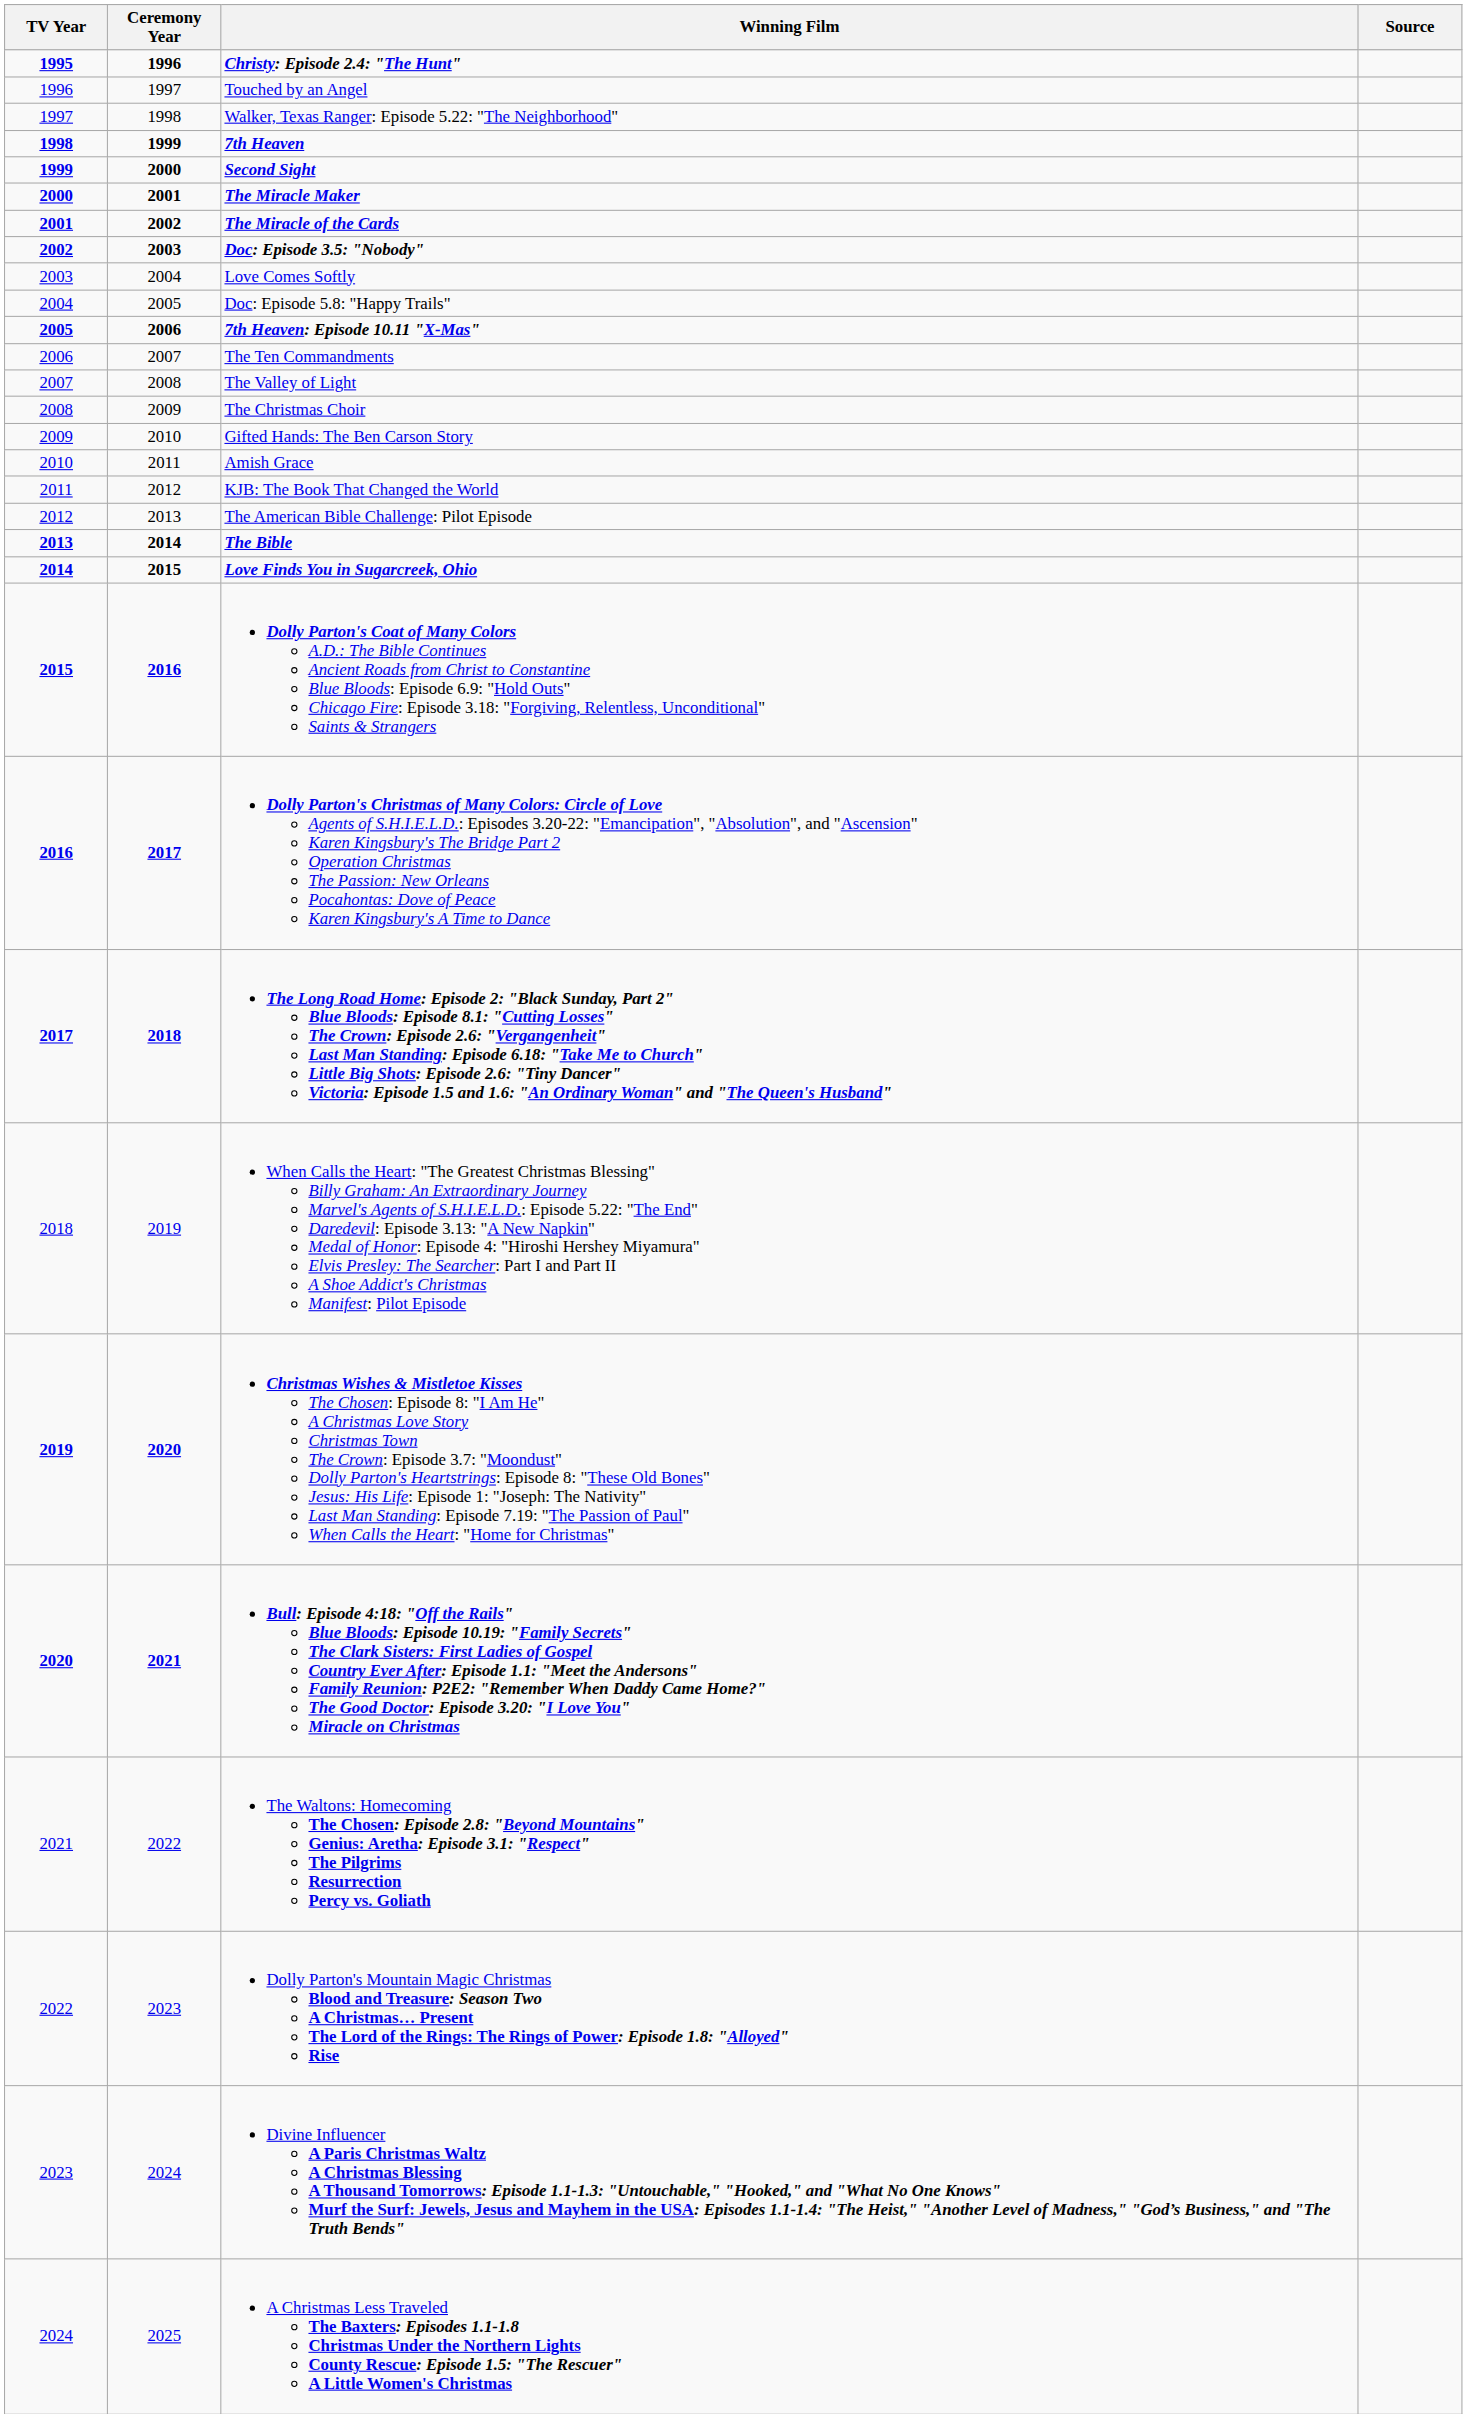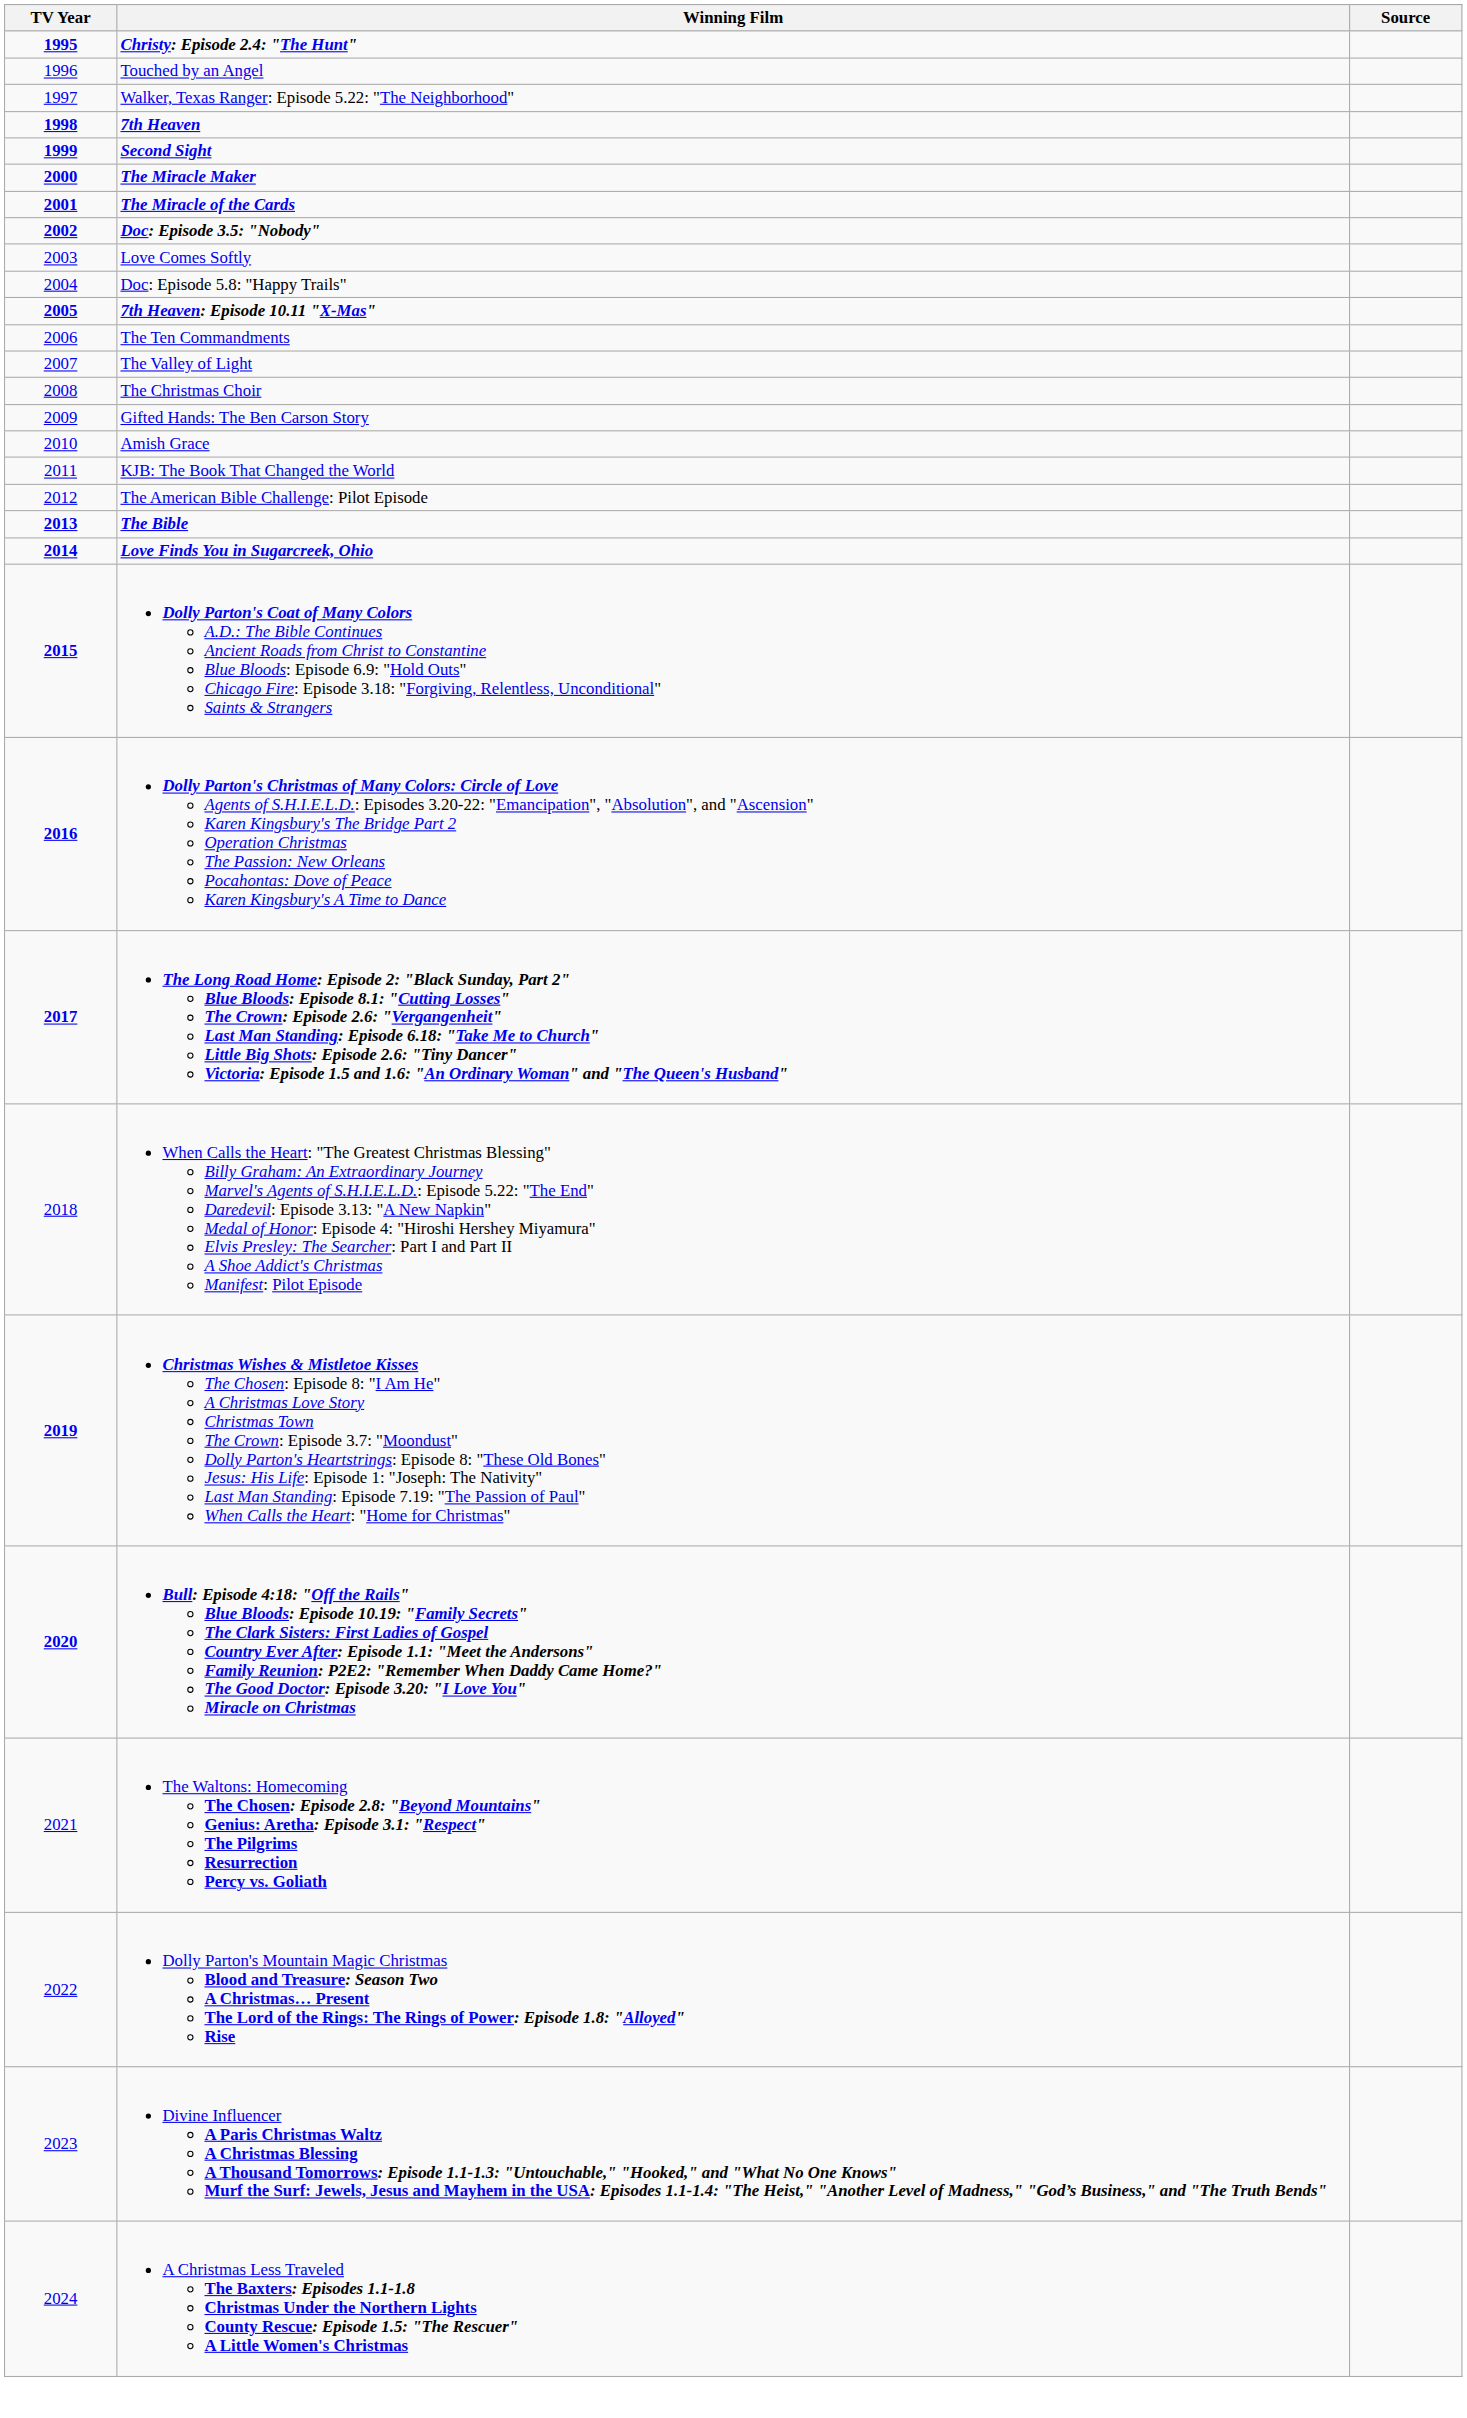- column: (164, 27)
